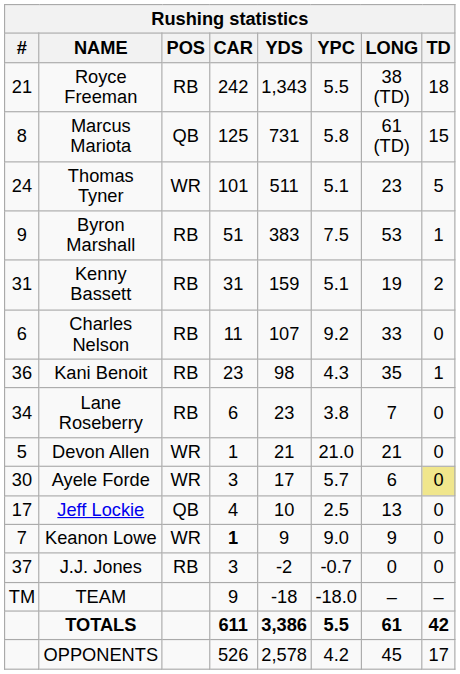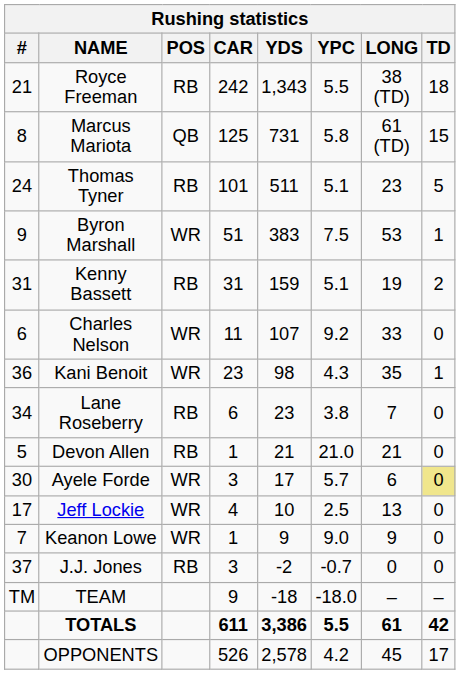(186, 185) WR -> (186, 185) RB
(186, 235) RB -> (186, 235) WR
(186, 334) RB -> (186, 334) WR
(186, 373) RB -> (186, 373) WR
(186, 451) WR -> (186, 451) RB
(186, 509) QB -> (186, 509) WR
(233, 538) bold -> (233, 538) normal
